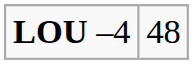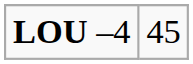(164, 31) 48 -> (164, 31) 45
